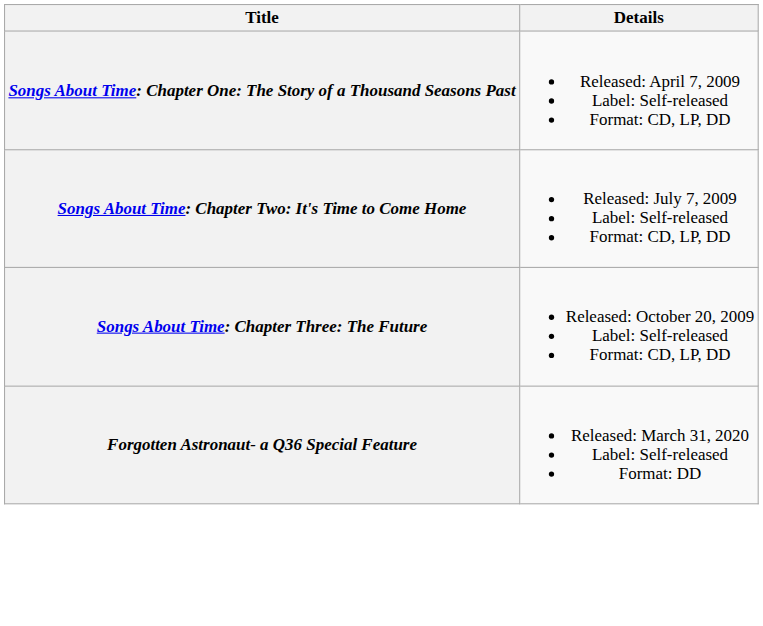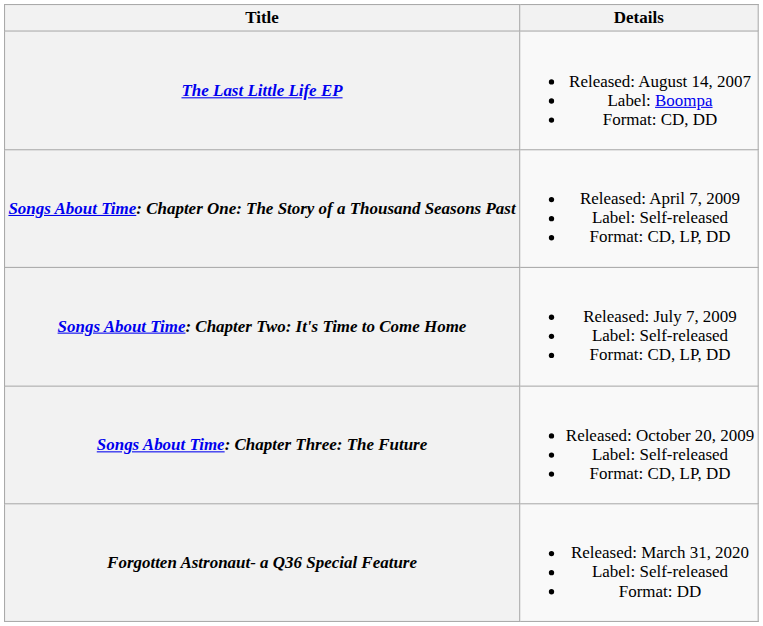+ row: (262, 90)
